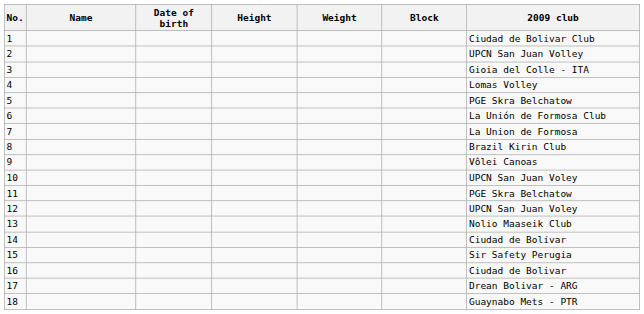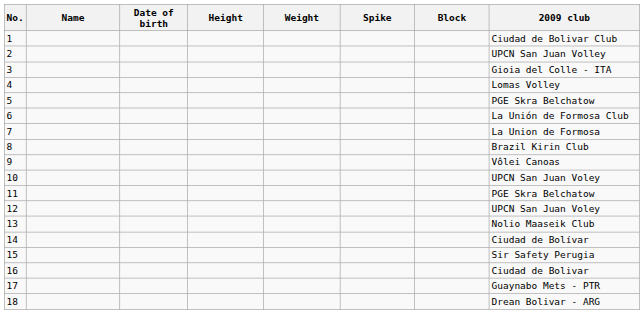+ column: (377, 18)
(523, 286) Drean Bolivar - ARG -> (546, 286) Guaynabo Mets - PTR
(523, 301) Guaynabo Mets - PTR -> (546, 301) Drean Bolivar - ARG
